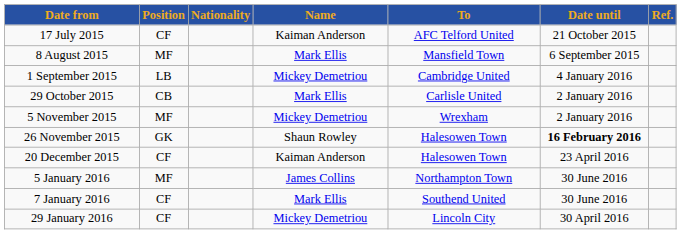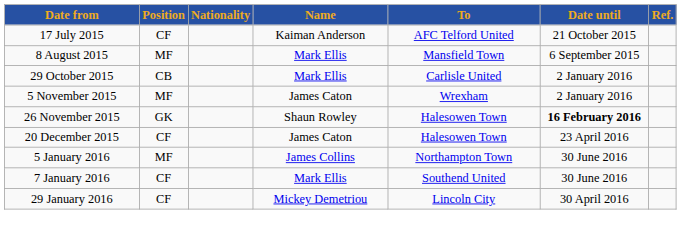- row: (72, 76)
(320, 117) Mickey Demetriou -> (320, 96) James Caton
(320, 158) Kaiman Anderson -> (320, 137) James Caton
